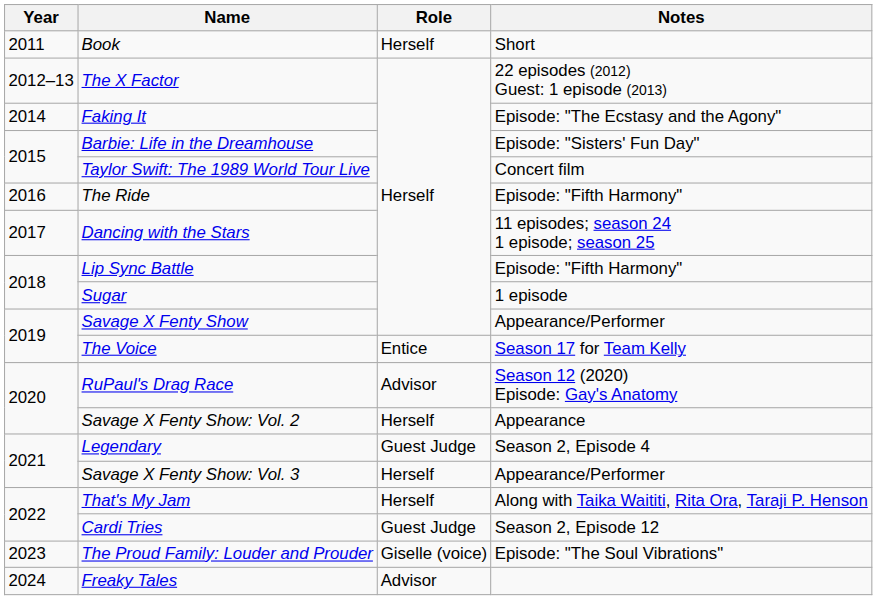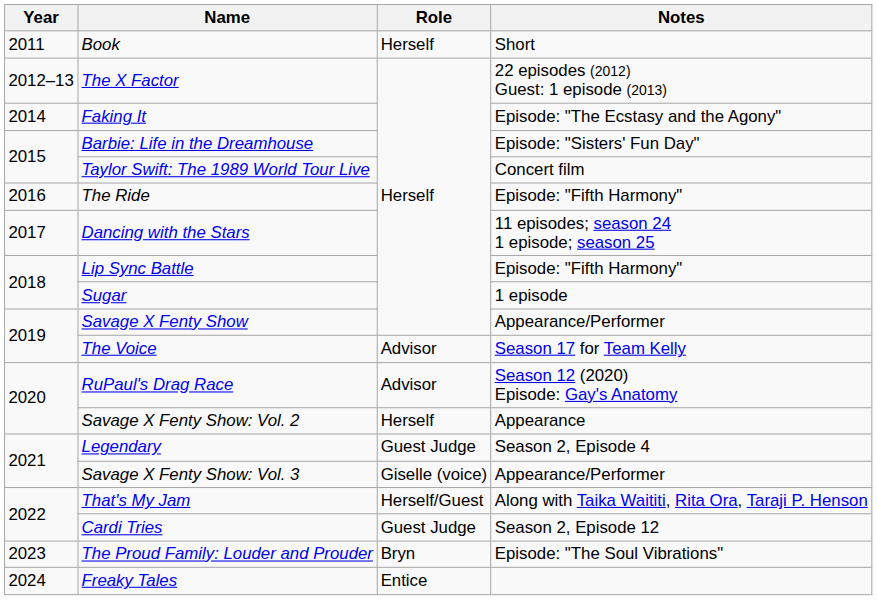(404, 348) Entice -> (409, 348) Advisor
(407, 474) Herself -> (434, 474) Giselle (voice)
(407, 500) Herself -> (432, 500) Herself/Guest
(434, 554) Giselle (voice) -> (398, 554) Bryn
(409, 580) Advisor -> (404, 580) Entice
